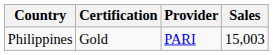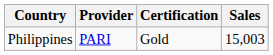columns swapped: (191, 15) <-> (118, 15)
